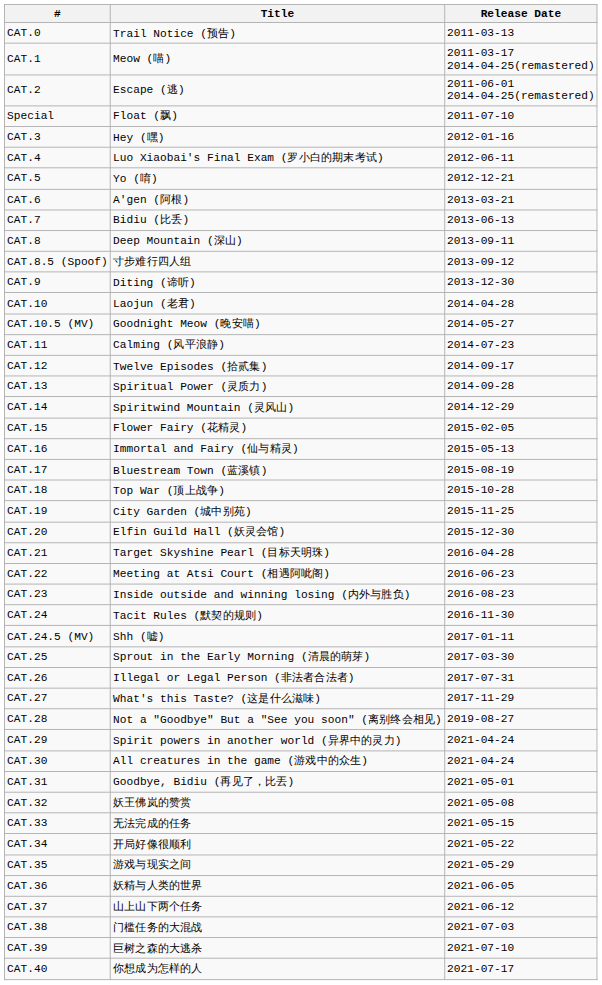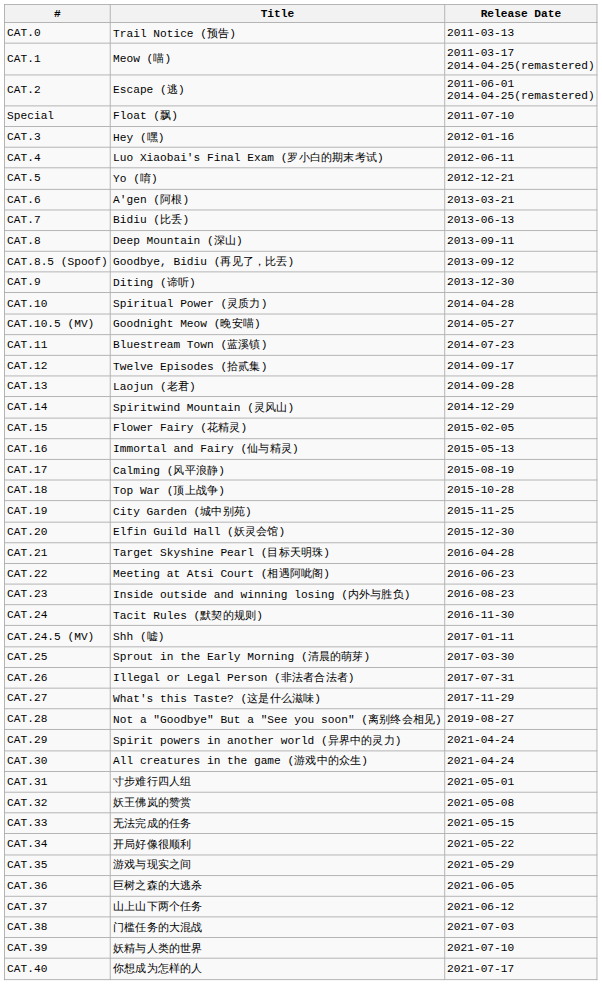(152, 262) 寸步难行四人组 -> (204, 262) Goodbye, Bidiu (再见了，比丟)
(154, 304) Laojun (老君) -> (190, 304) Spiritual Power (灵质力)
(169, 345) Calming (风平浪静) -> (190, 345) Bluestream Town (蓝溪镇)
(190, 387) Spiritual Power (灵质力) -> (154, 387) Laojun (老君)
(190, 470) Bluestream Town (蓝溪镇) -> (169, 470) Calming (风平浪静)
(204, 782) Goodbye, Bidiu (再见了，比丟) -> (152, 782) 寸步难行四人组
(158, 886) 妖精与人类的世界 -> (158, 886) 巨树之森的大逃杀
(158, 949) 巨树之森的大逃杀 -> (158, 949) 妖精与人类的世界
